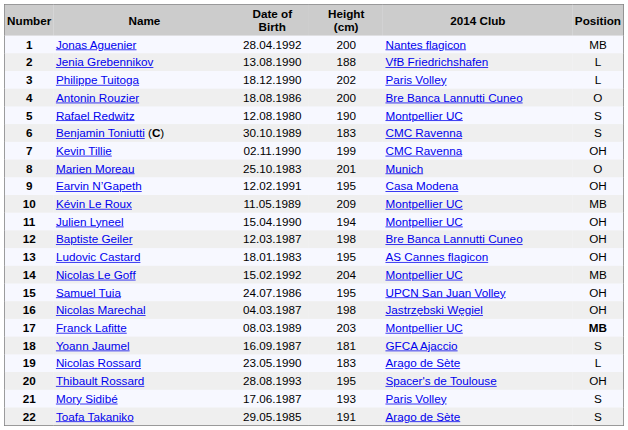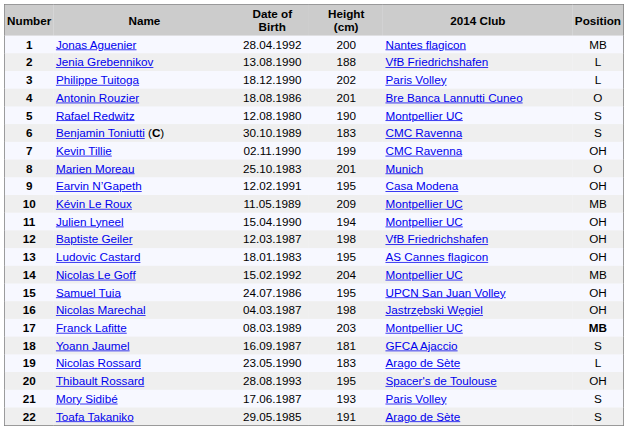(346, 98) 200 -> (346, 98) 201
(454, 239) Bre Banca Lannutti Cuneo -> (437, 239) VfB Friedrichshafen
